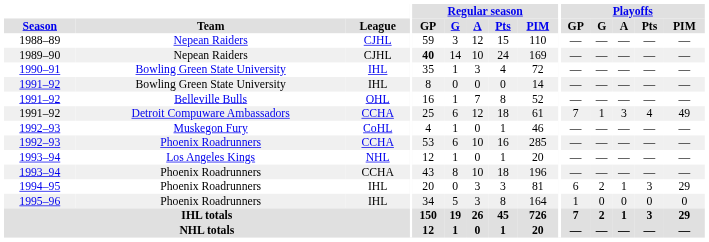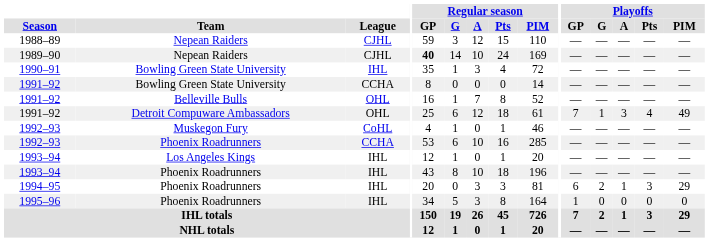(378, 84) IHL -> (378, 84) CCHA
(378, 113) CCHA -> (378, 113) OHL
(378, 157) NHL -> (378, 157) IHL
(378, 172) CCHA -> (378, 172) IHL
